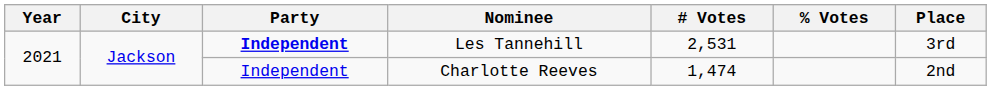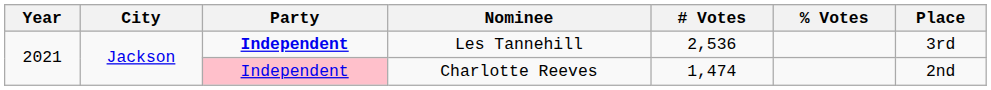(712, 45) 2,531 -> (712, 45) 2,536
(295, 71) no background -> (295, 71) pink background
